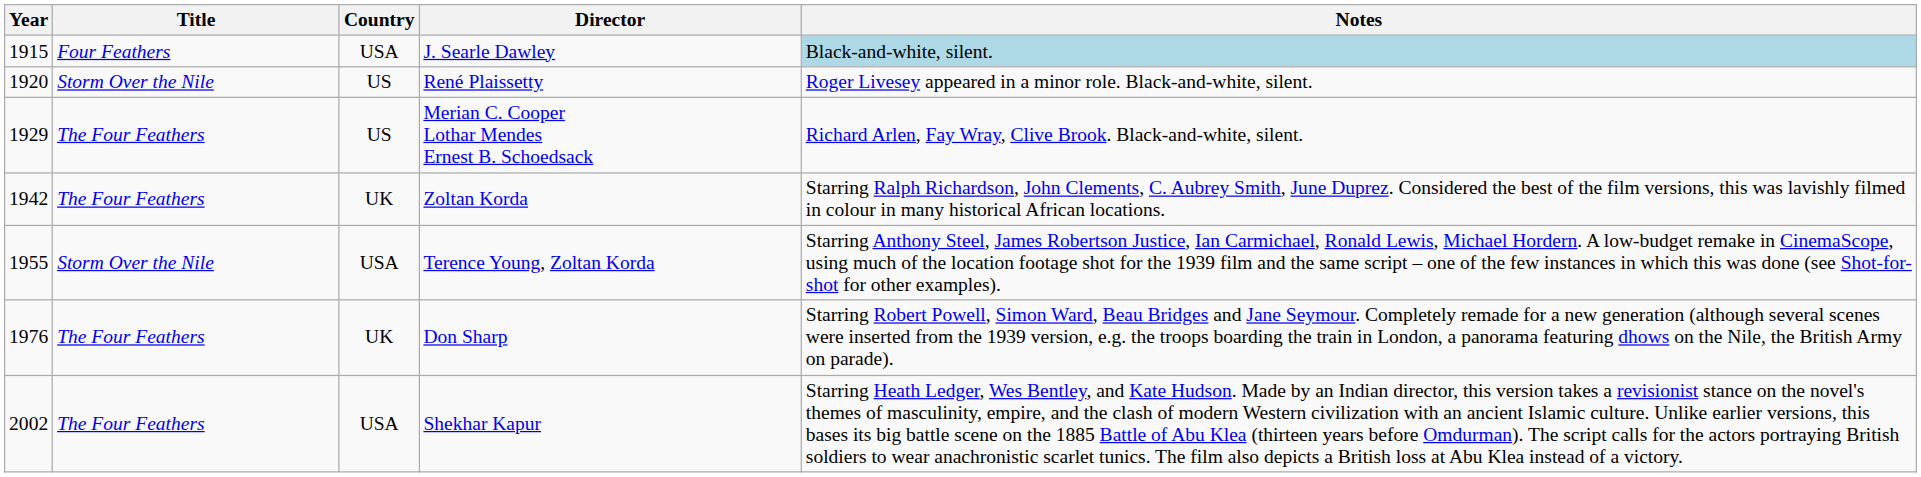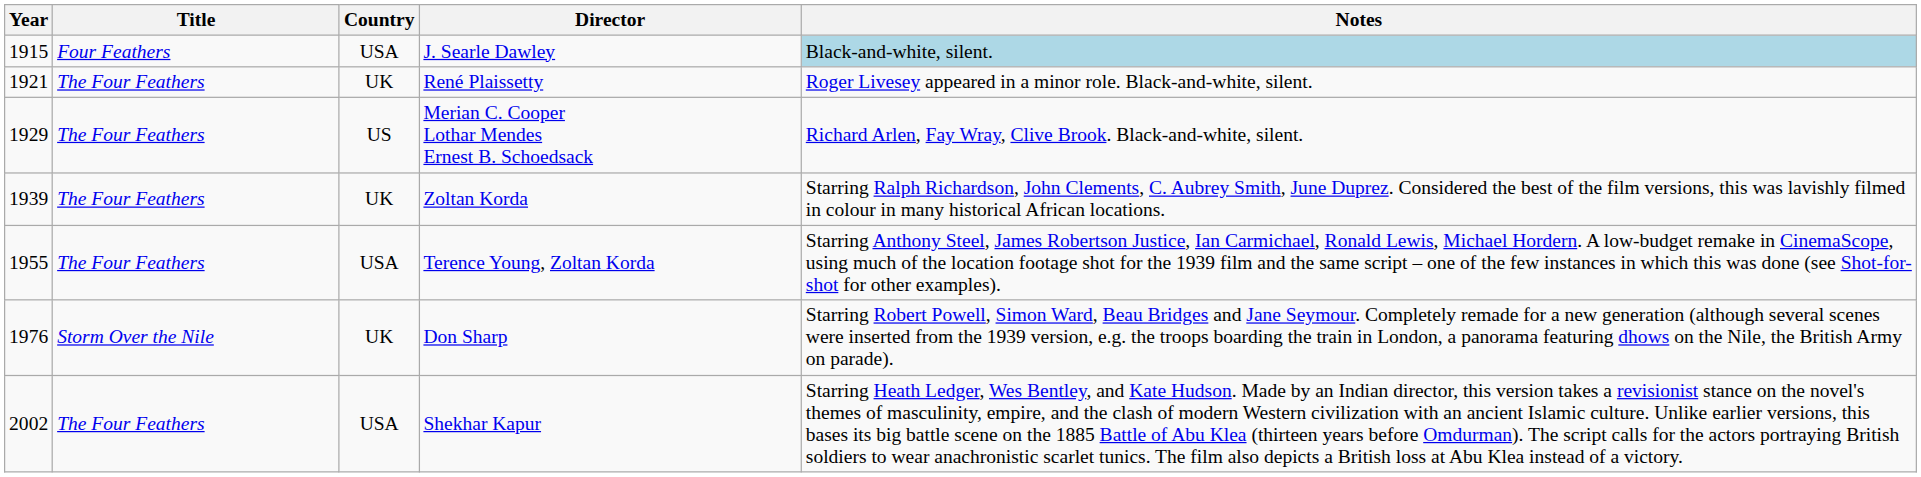(29, 81) 1920 -> (29, 81) 1921
(135, 81) Storm Over the Nile -> (131, 81) The Four Feathers
(379, 81) US -> (379, 81) UK
(29, 198) 1942 -> (29, 198) 1939
(135, 262) Storm Over the Nile -> (131, 262) The Four Feathers
(131, 337) The Four Feathers -> (135, 337) Storm Over the Nile
